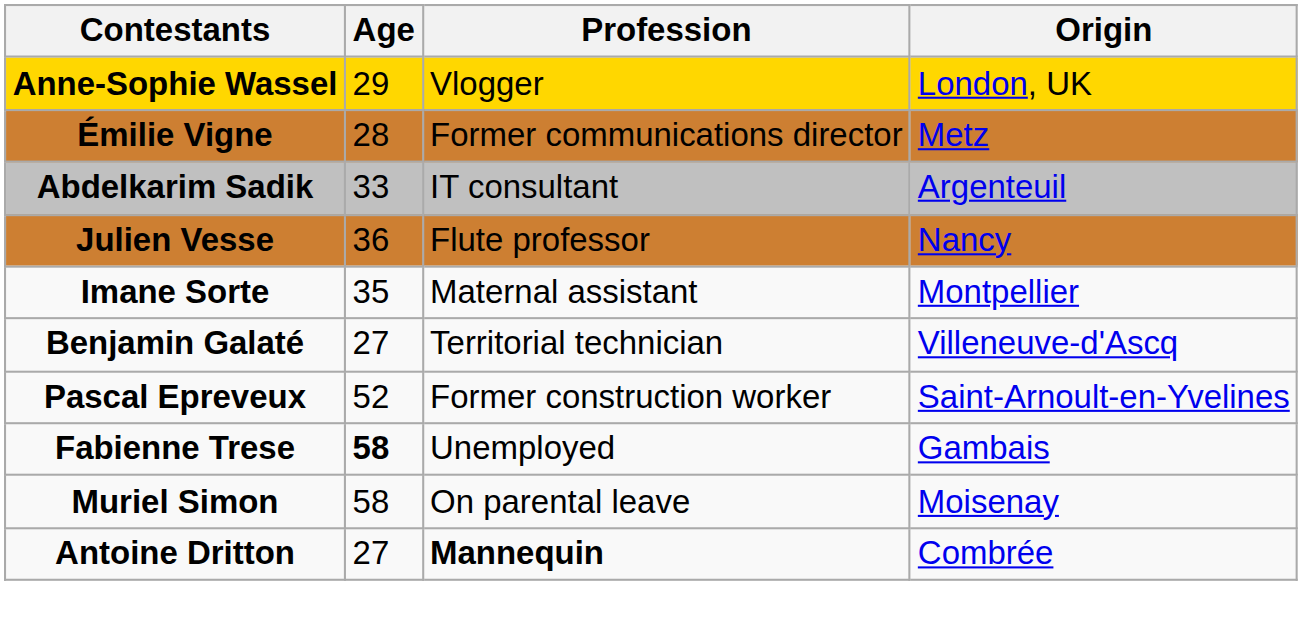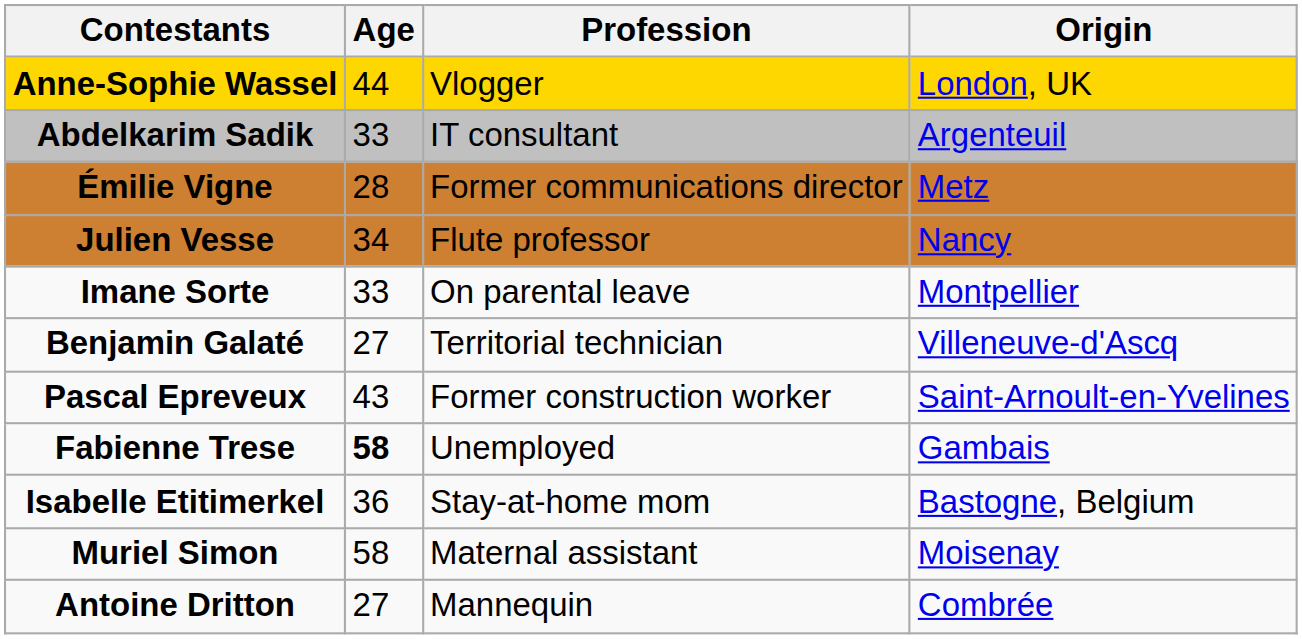(371, 82) 29 -> (371, 82) 44
rows swapped: (175, 187) <-> (175, 135)
(371, 239) 36 -> (371, 239) 34
(371, 291) 35 -> (371, 291) 33
(564, 291) Maternal assistant -> (560, 291) On parental leave
(371, 396) 52 -> (371, 396) 43
+ row: (175, 501)
(560, 501) On parental leave -> (564, 553) Maternal assistant
(517, 553) bold -> (512, 605) normal
